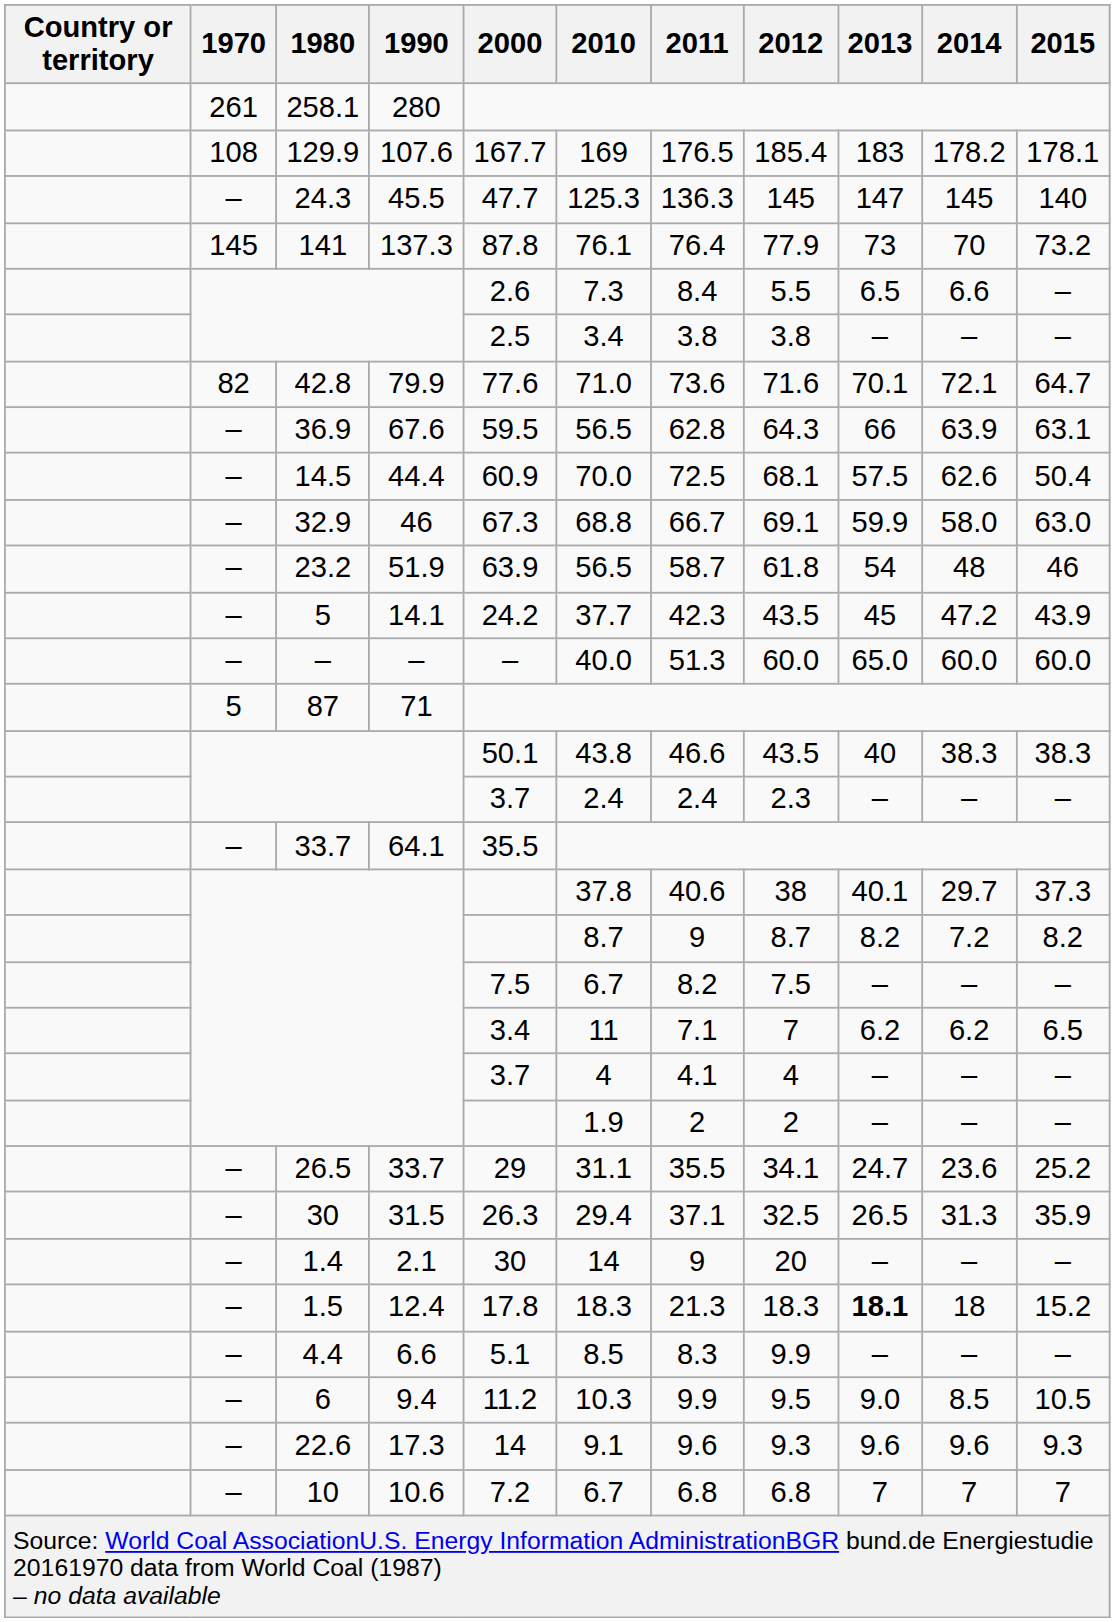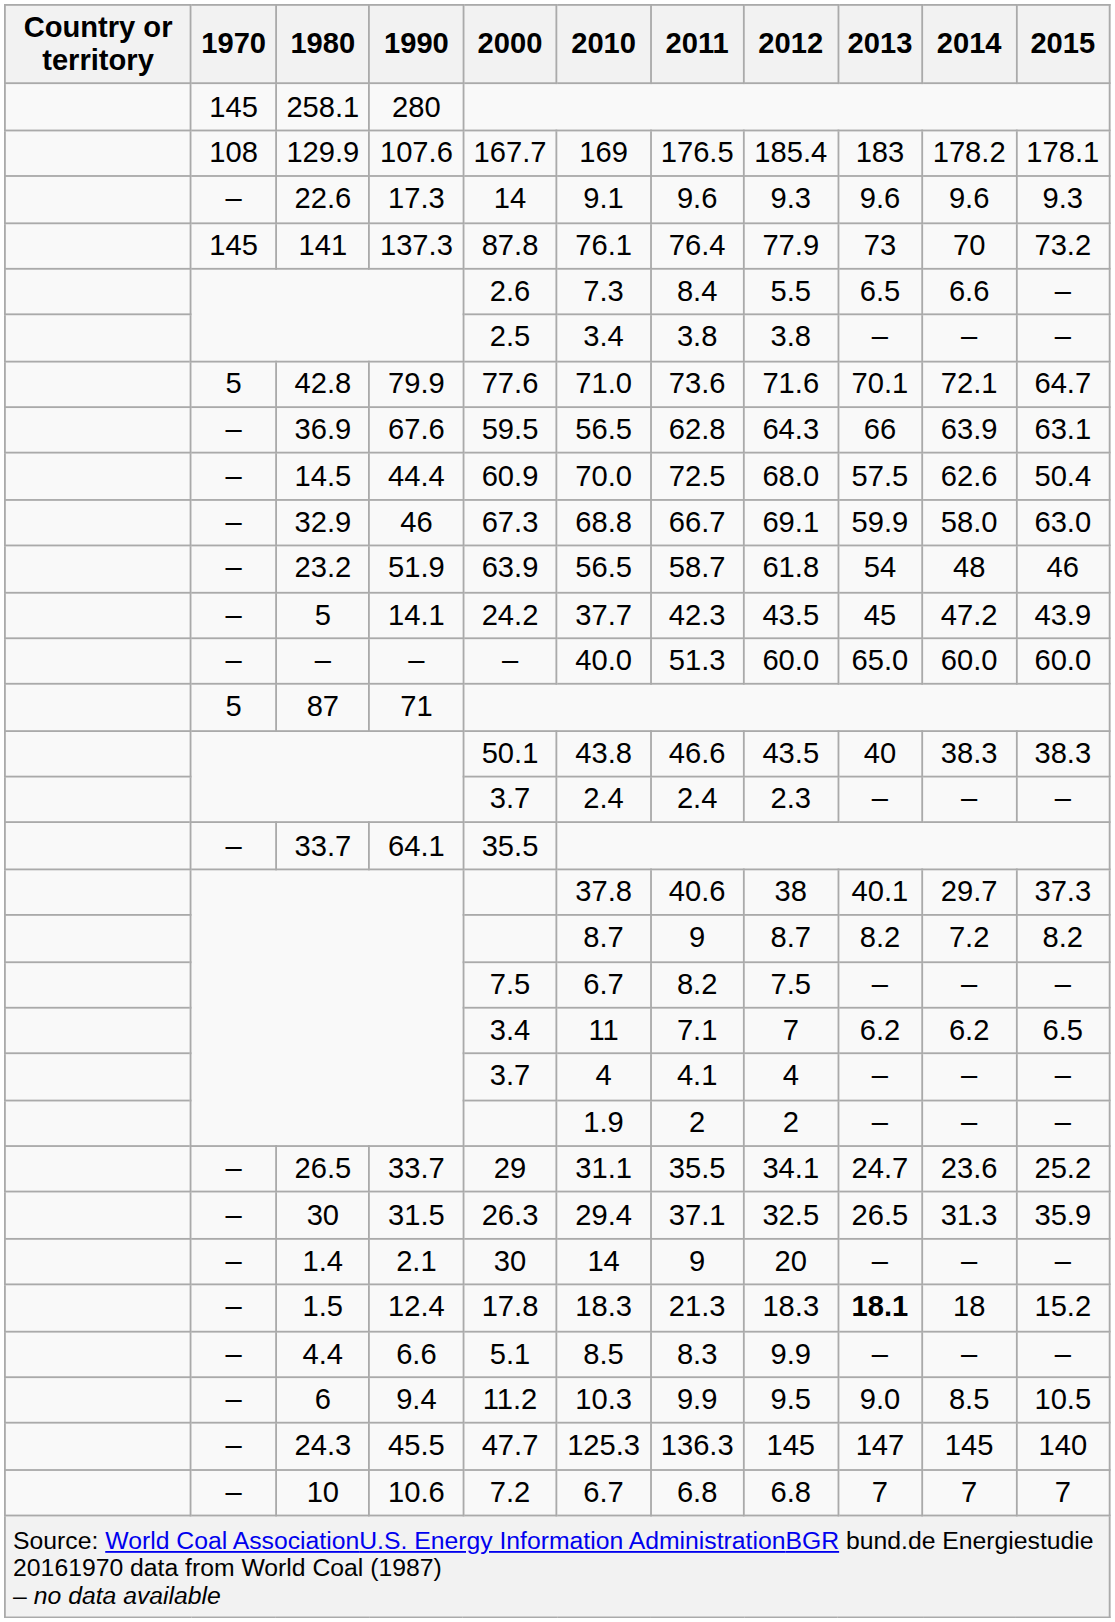(234, 106) 261 -> (234, 106) 145
rows swapped: (323, 198) <-> (323, 1445)
(234, 383) 82 -> (234, 383) 5
(791, 475) 68.1 -> (791, 475) 68.0
